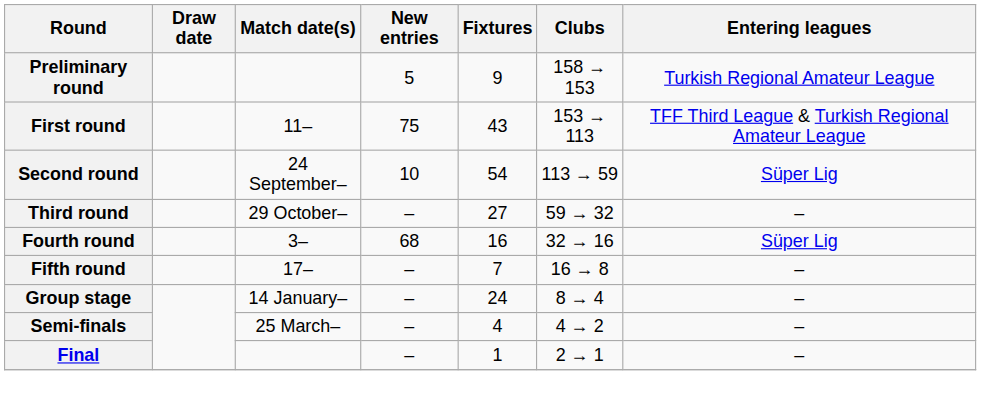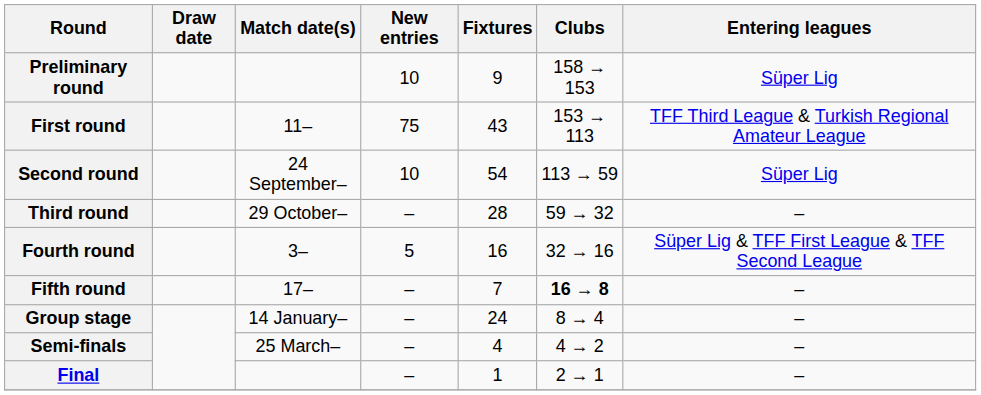(409, 77) 5 -> (409, 77) 10
(799, 77) Turkish Regional Amateur League -> (799, 77) Süper Lig
(498, 213) 27 -> (498, 213) 28
(409, 241) 68 -> (409, 251) 5
(799, 241) Süper Lig -> (799, 251) Süper Lig & TFF First League & TFF Second League
(580, 269) normal -> (580, 290) bold
